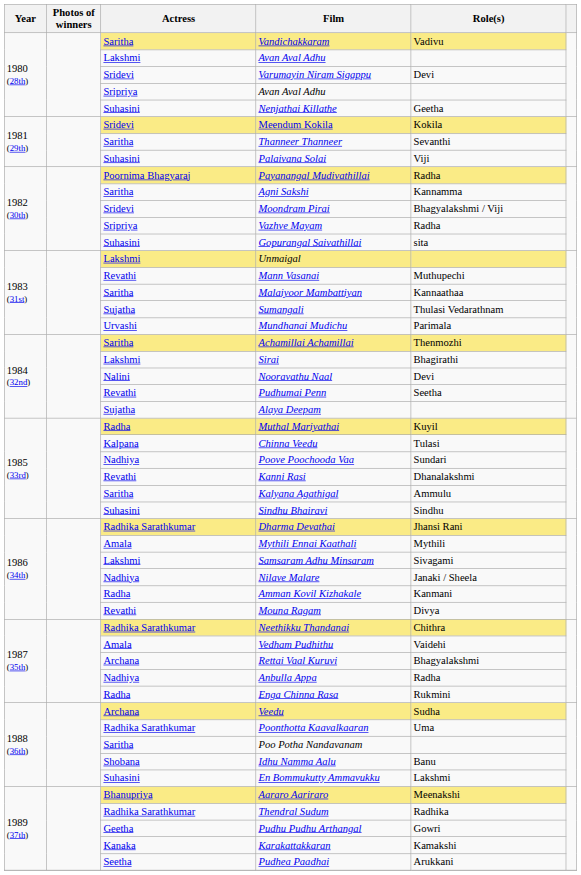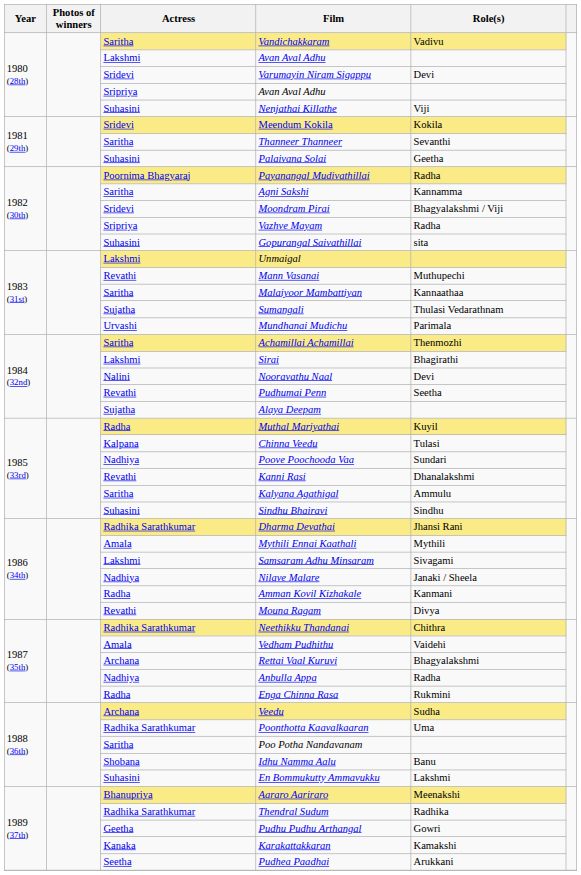(429, 108) Geetha -> (421, 108) Viji
(421, 158) Viji -> (429, 158) Geetha
